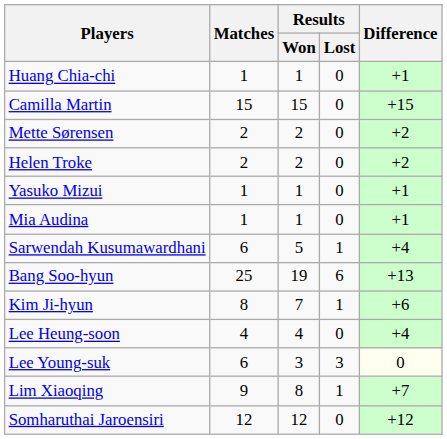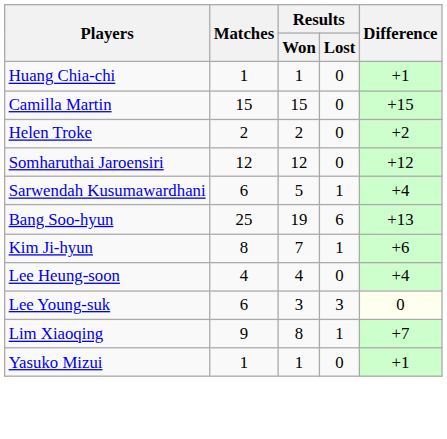- row: (61, 133)
rows swapped: (56, 190) <-> (86, 419)
- row: (48, 219)
